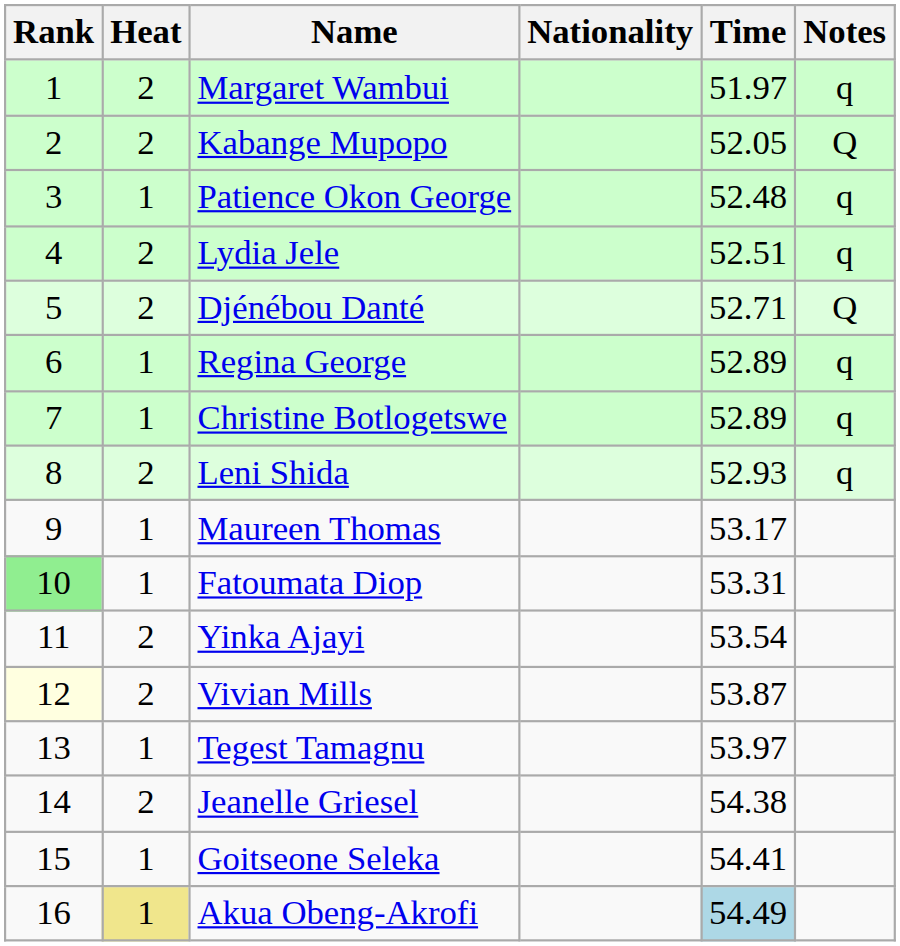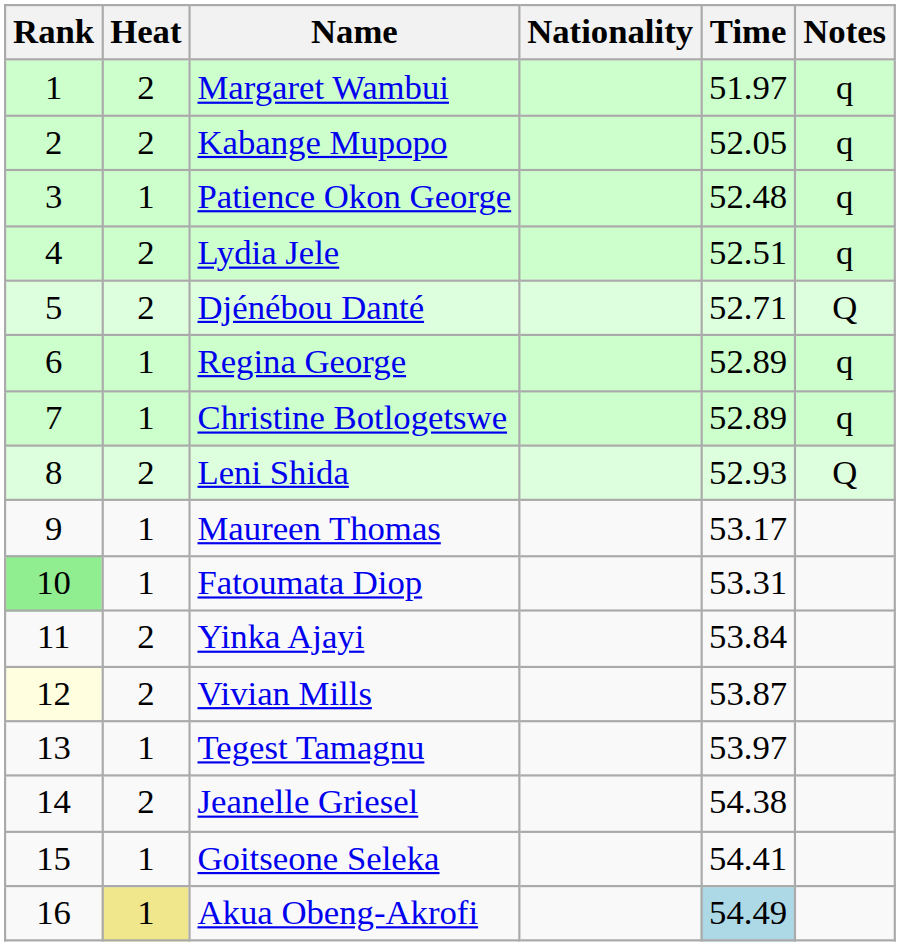(845, 142) Q -> (845, 142) q
(845, 472) q -> (845, 472) Q
(748, 637) 53.54 -> (748, 637) 53.84
